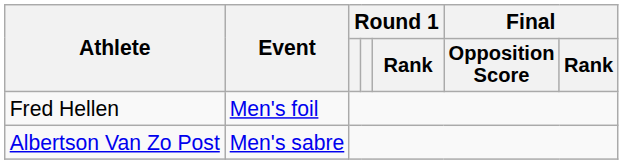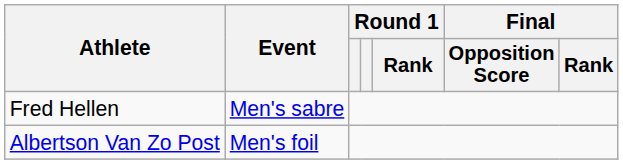(274, 109) Men's foil -> (287, 109) Men's sabre
(287, 142) Men's sabre -> (274, 142) Men's foil
